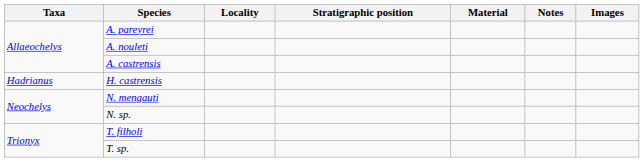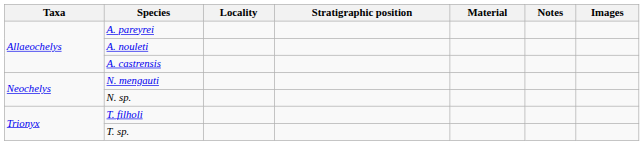- row: (134, 81)
